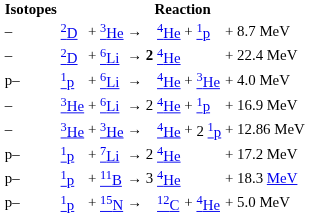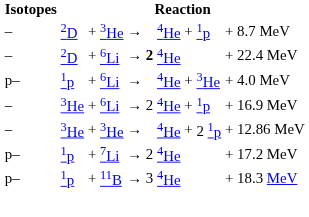- row: (67, 203)
